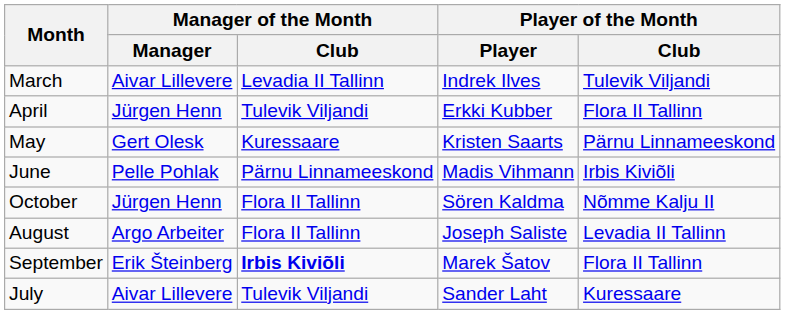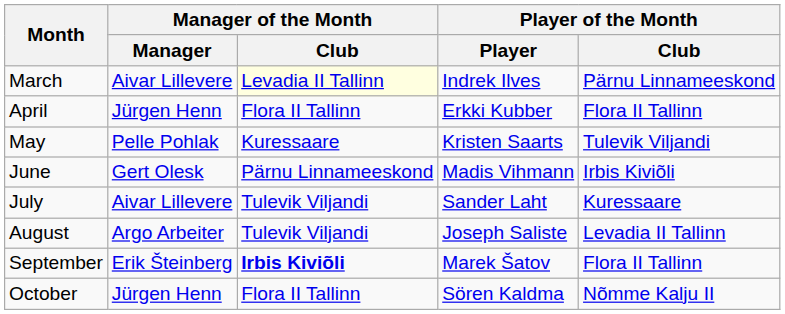(313, 80) no background -> (313, 80) lightyellow background
(647, 80) Tulevik Viljandi -> (679, 80) Pärnu Linnameeskond
(305, 111) Tulevik Viljandi -> (301, 111) Flora II Tallinn
(158, 141) Gert Olesk -> (165, 141) Pelle Pohlak
(679, 141) Pärnu Linnameeskond -> (647, 141) Tulevik Viljandi
(165, 171) Pelle Pohlak -> (158, 171) Gert Olesk
rows swapped: (26, 293) <-> (43, 202)
(301, 232) Flora II Tallinn -> (305, 232) Tulevik Viljandi
